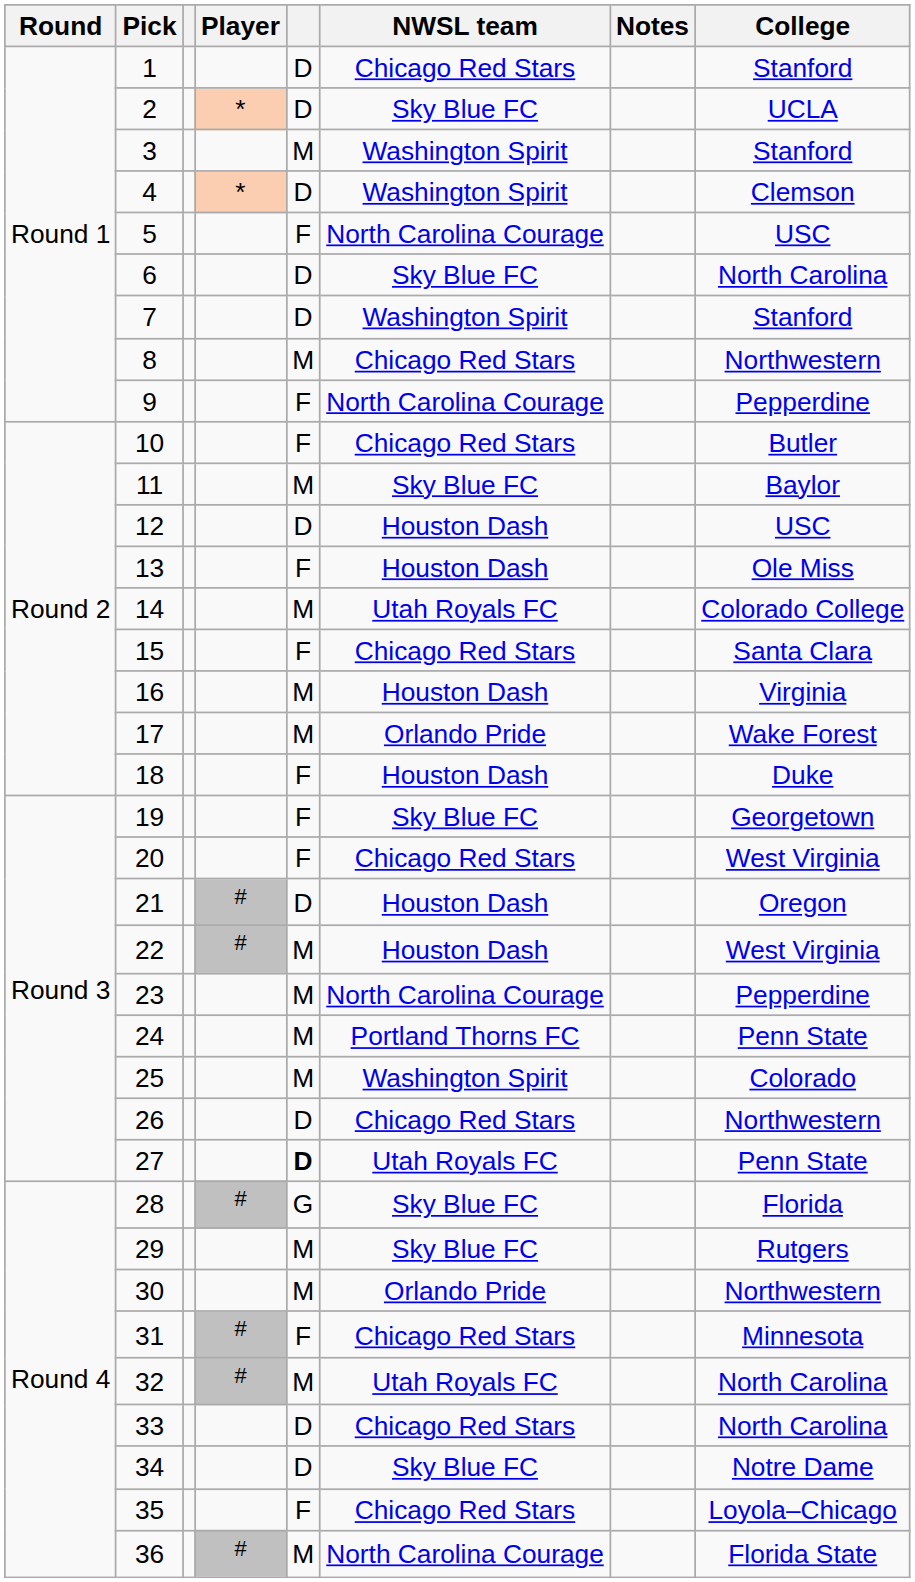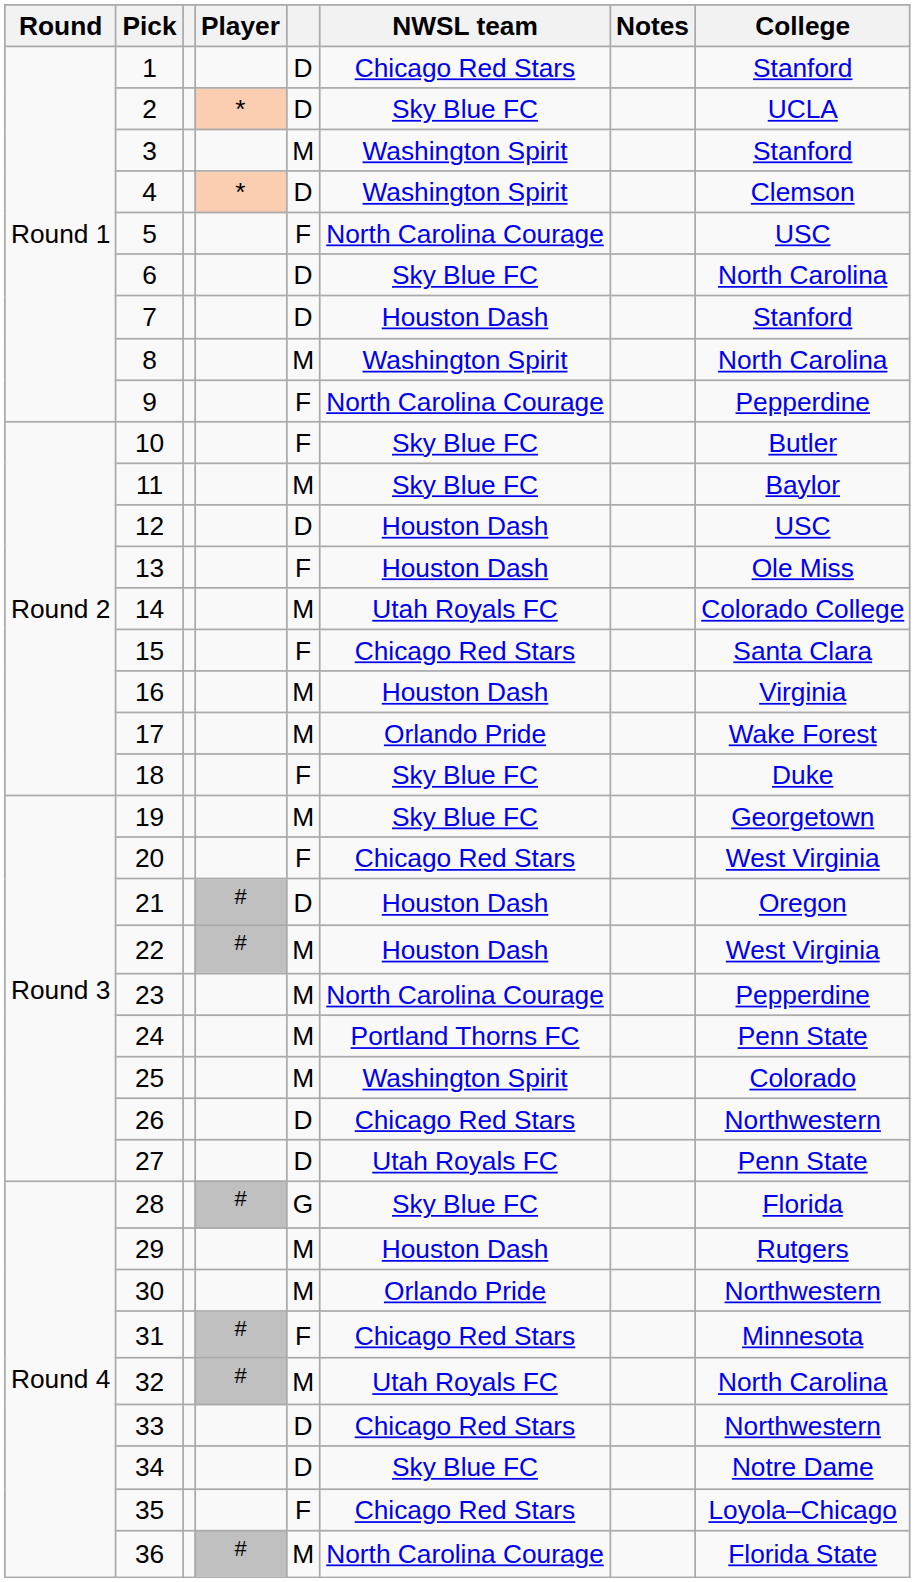(465, 317) Washington Spirit -> (465, 317) Houston Dash
(465, 359) Chicago Red Stars -> (465, 359) Washington Spirit
(803, 359) Northwestern -> (803, 359) North Carolina
(465, 442) Chicago Red Stars -> (465, 442) Sky Blue FC
(465, 775) Houston Dash -> (465, 775) Sky Blue FC
(303, 817) F -> (303, 817) M
(303, 1160) bold -> (303, 1160) normal
(465, 1249) Sky Blue FC -> (465, 1249) Houston Dash
(803, 1426) North Carolina -> (803, 1426) Northwestern
